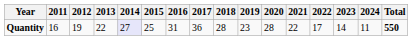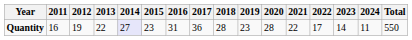(149, 27) 25 -> (149, 27) 23
(392, 27) bold -> (392, 27) normal
